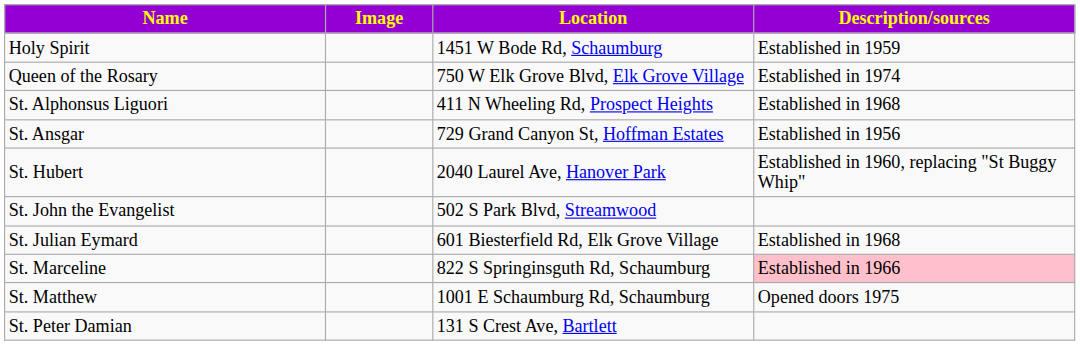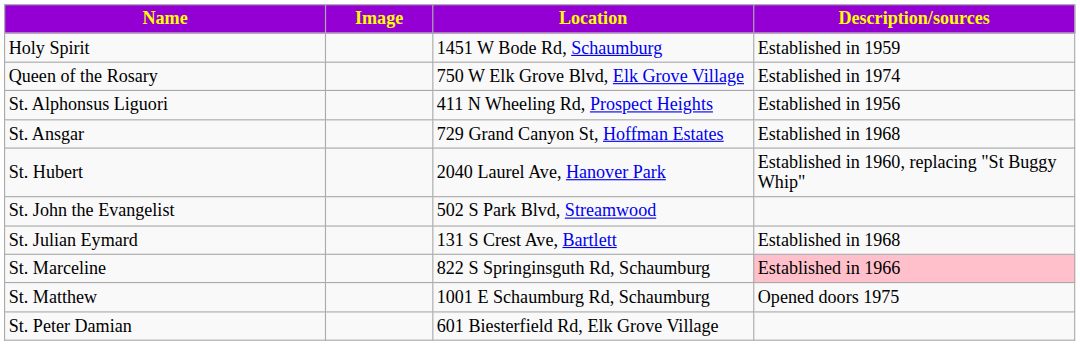(829, 104) Established in 1968 -> (829, 104) Established in 1956
(829, 133) Established in 1956 -> (829, 133) Established in 1968
(578, 239) 601 Biesterfield Rd, Elk Grove Village -> (527, 239) 131 S Crest Ave, Bartlett
(527, 325) 131 S Crest Ave, Bartlett -> (578, 325) 601 Biesterfield Rd, Elk Grove Village
